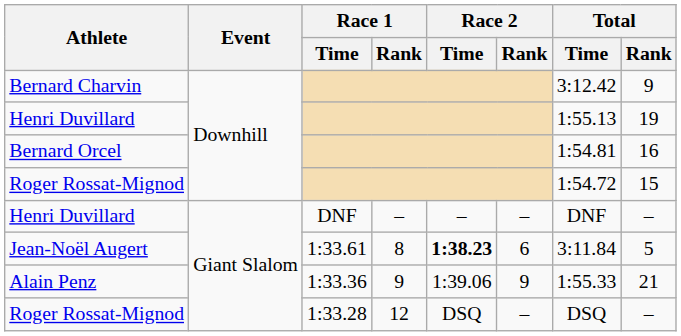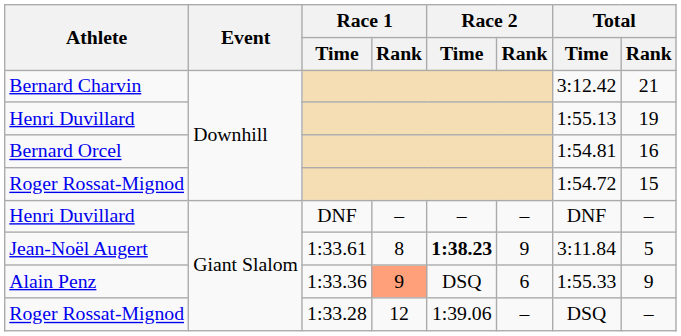(649, 86) 9 -> (649, 86) 21
(524, 248) 6 -> (524, 248) 9
(399, 281) no background -> (399, 281) lightsalmon background
(462, 281) 1:39.06 -> (462, 281) DSQ
(524, 281) 9 -> (524, 281) 6
(649, 281) 21 -> (649, 281) 9
(462, 313) DSQ -> (462, 313) 1:39.06
